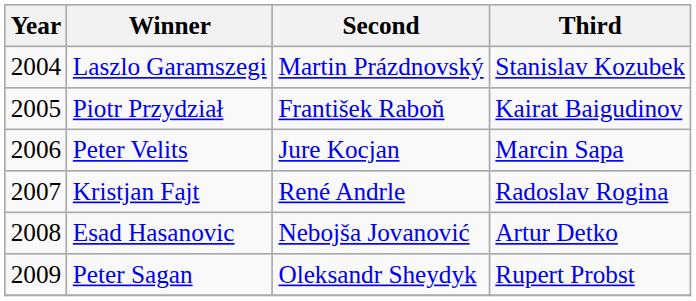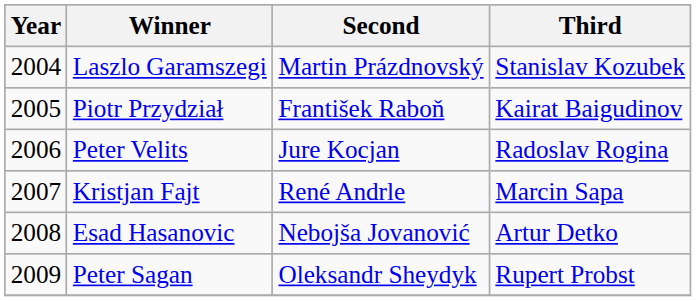(559, 150) Marcin Sapa -> (582, 150) Radoslav Rogina
(582, 191) Radoslav Rogina -> (559, 191) Marcin Sapa
